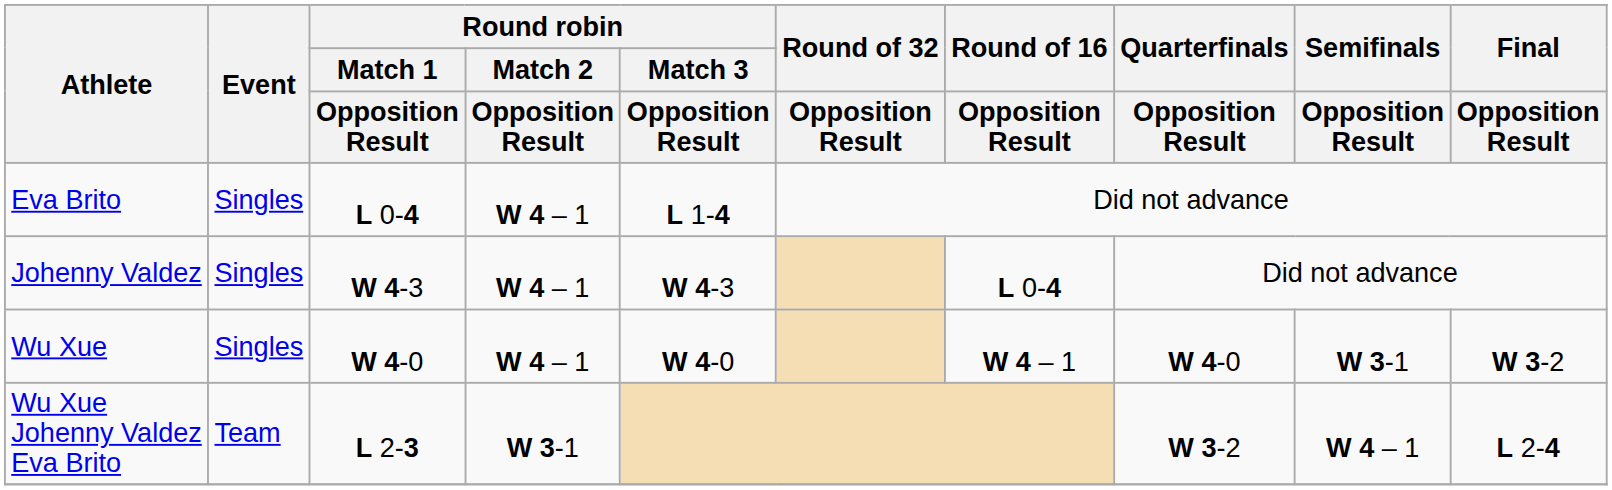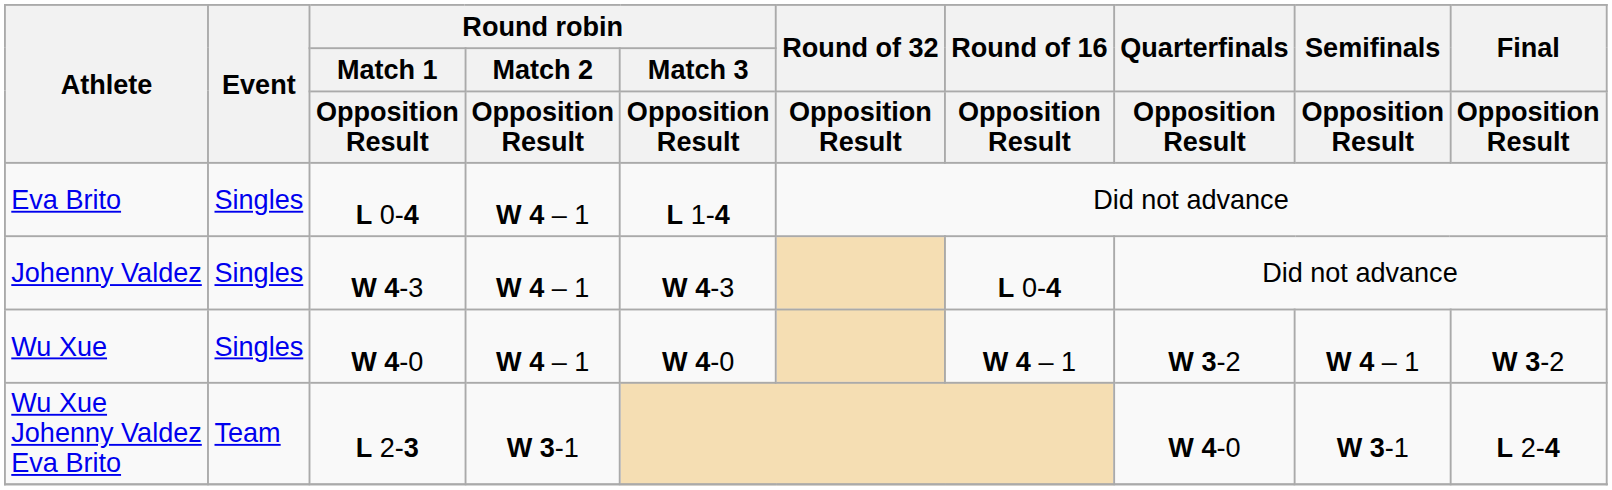(1204, 361) W 4-0 -> (1204, 361) W 3-2
(1373, 361) W 3-1 -> (1373, 361) W 4 – 1
(1204, 449) W 3-2 -> (1204, 449) W 4-0
(1373, 449) W 4 – 1 -> (1373, 449) W 3-1
